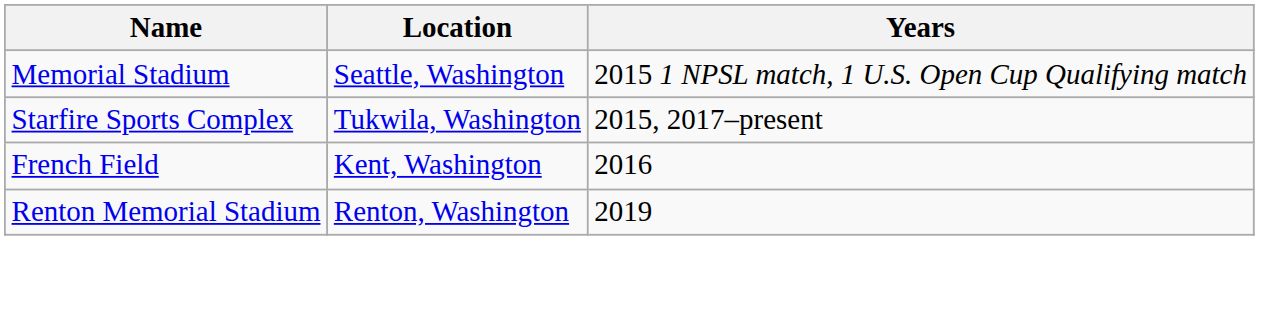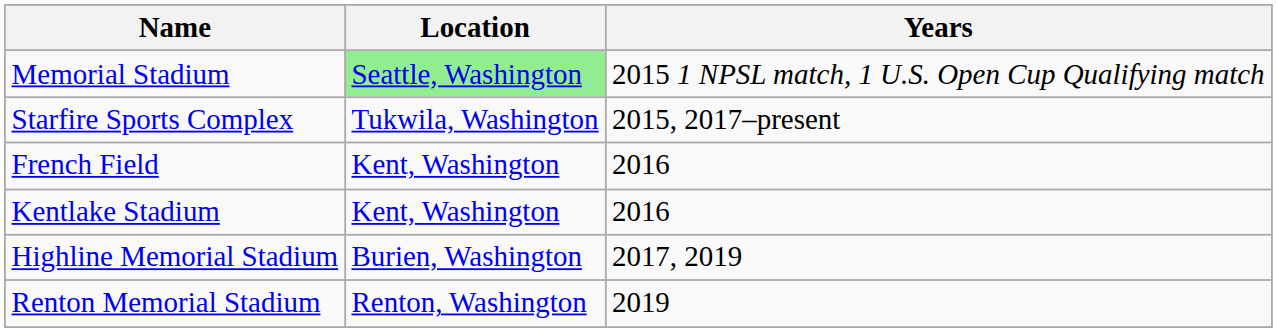(449, 73) no background -> (467, 73) lightgreen background
+ row: (116, 211)
+ row: (175, 257)
